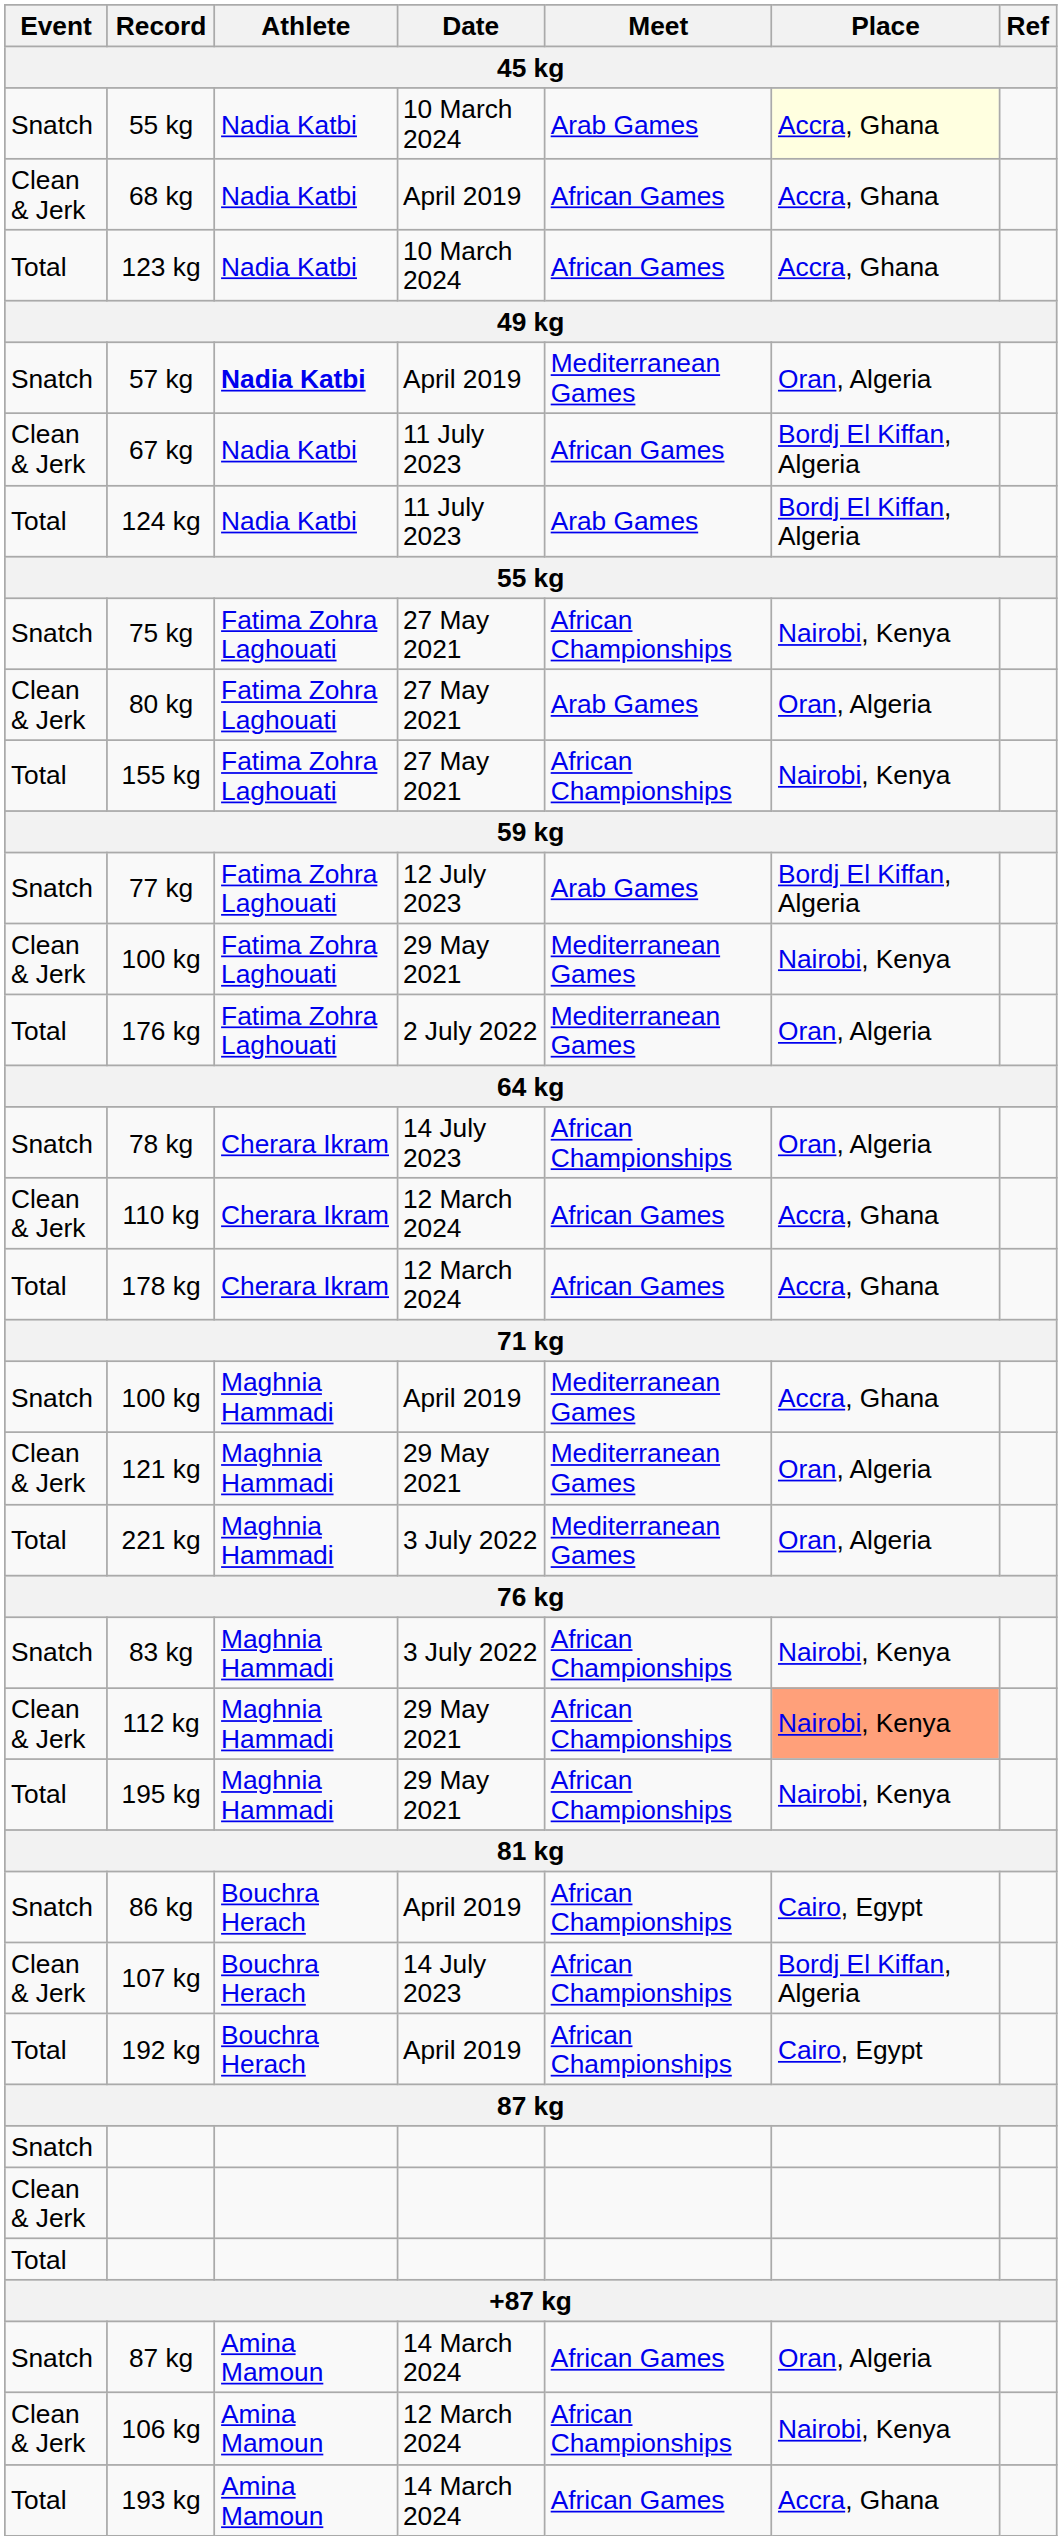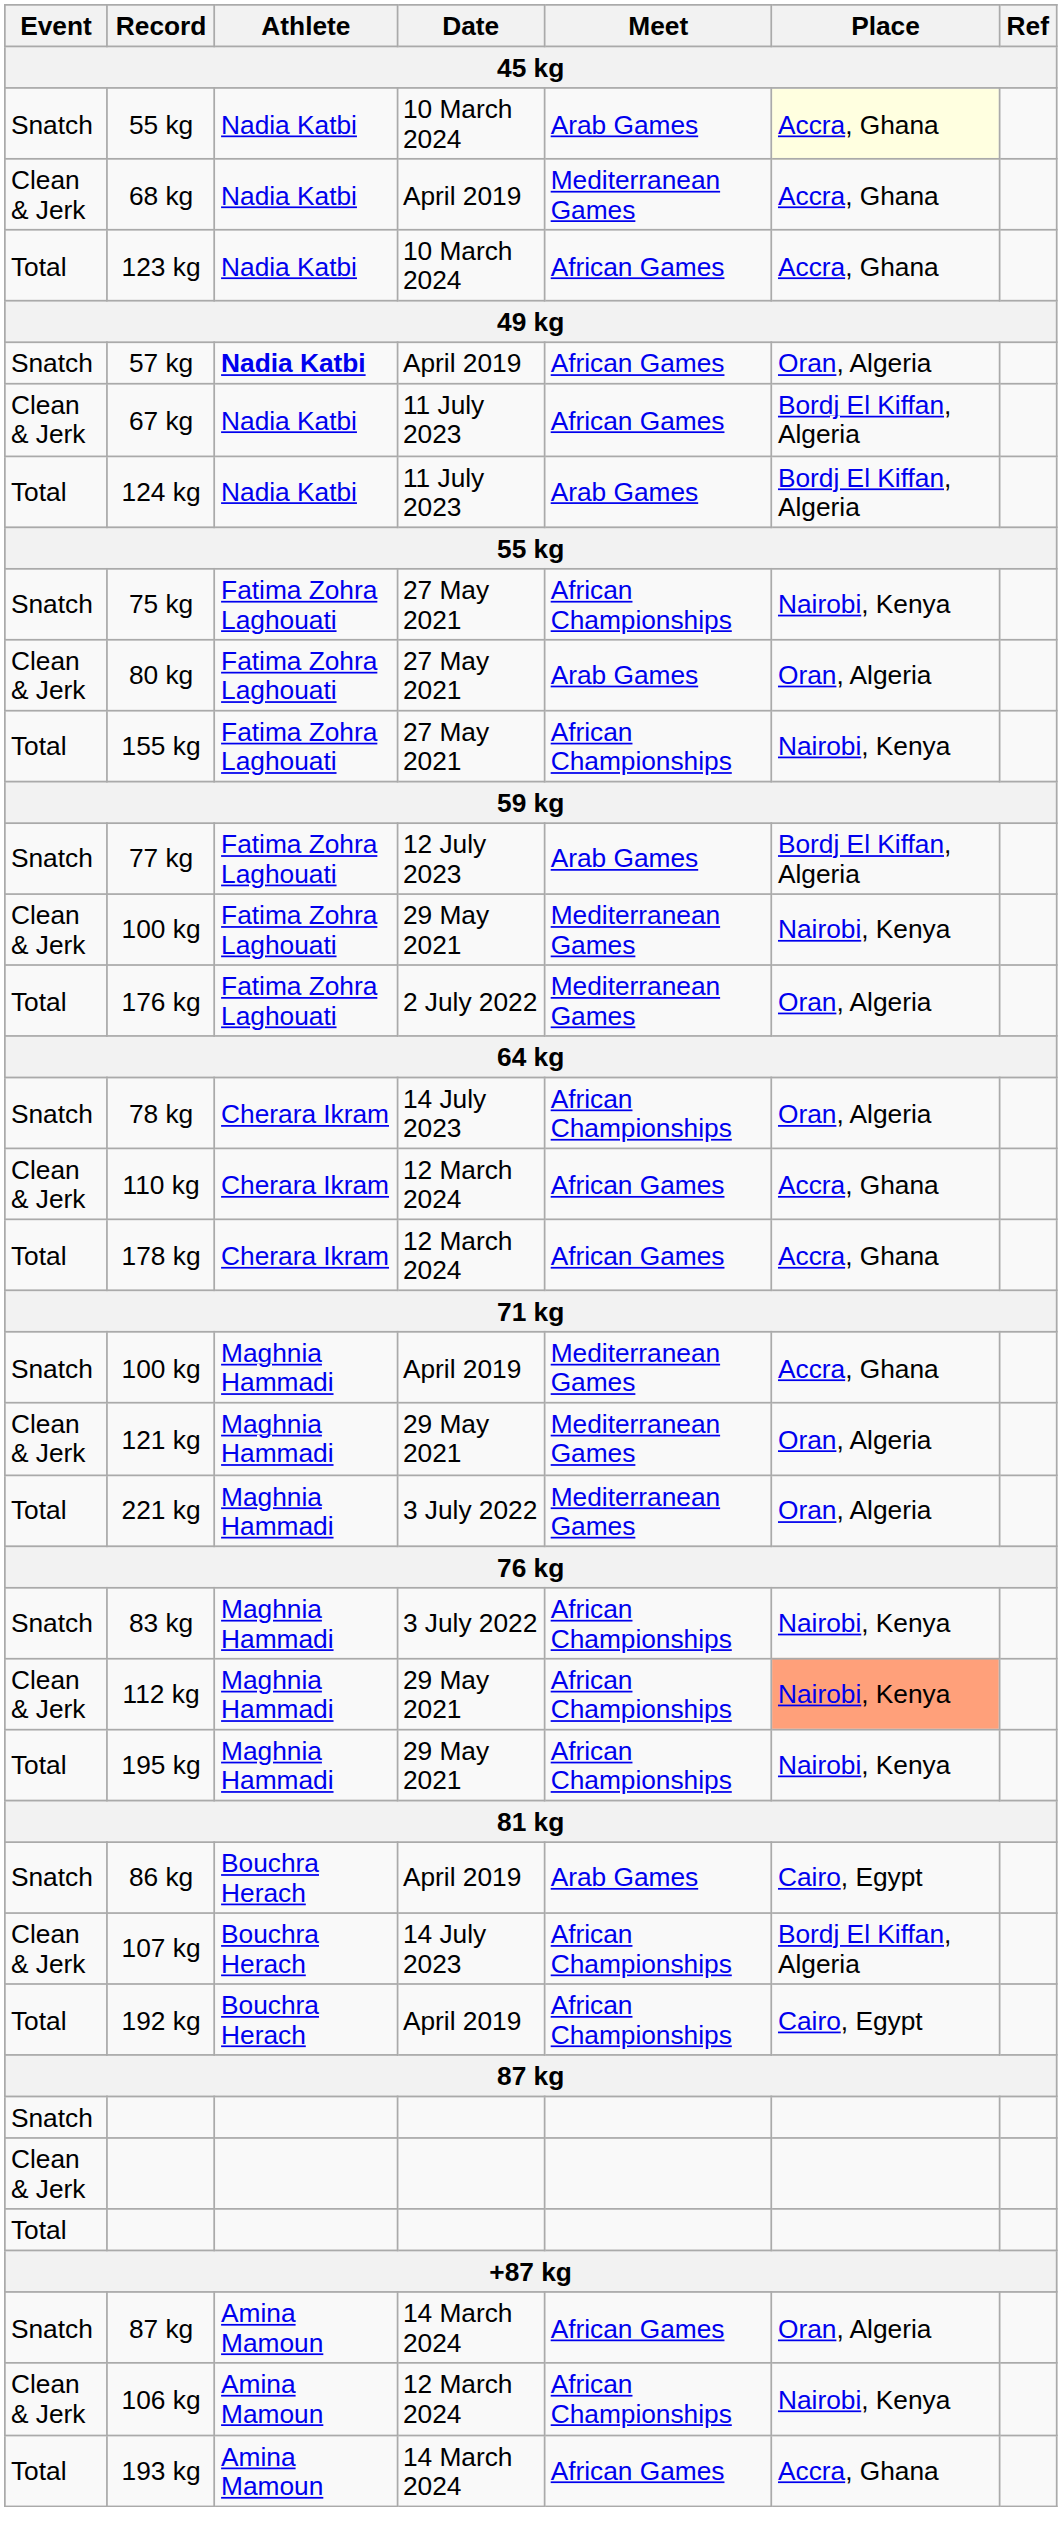(638, 195) African Games -> (635, 195) Mediterranean Games
(635, 379) Mediterranean Games -> (638, 364) African Games
(641, 1907) African Championships -> (624, 1878) Arab Games
